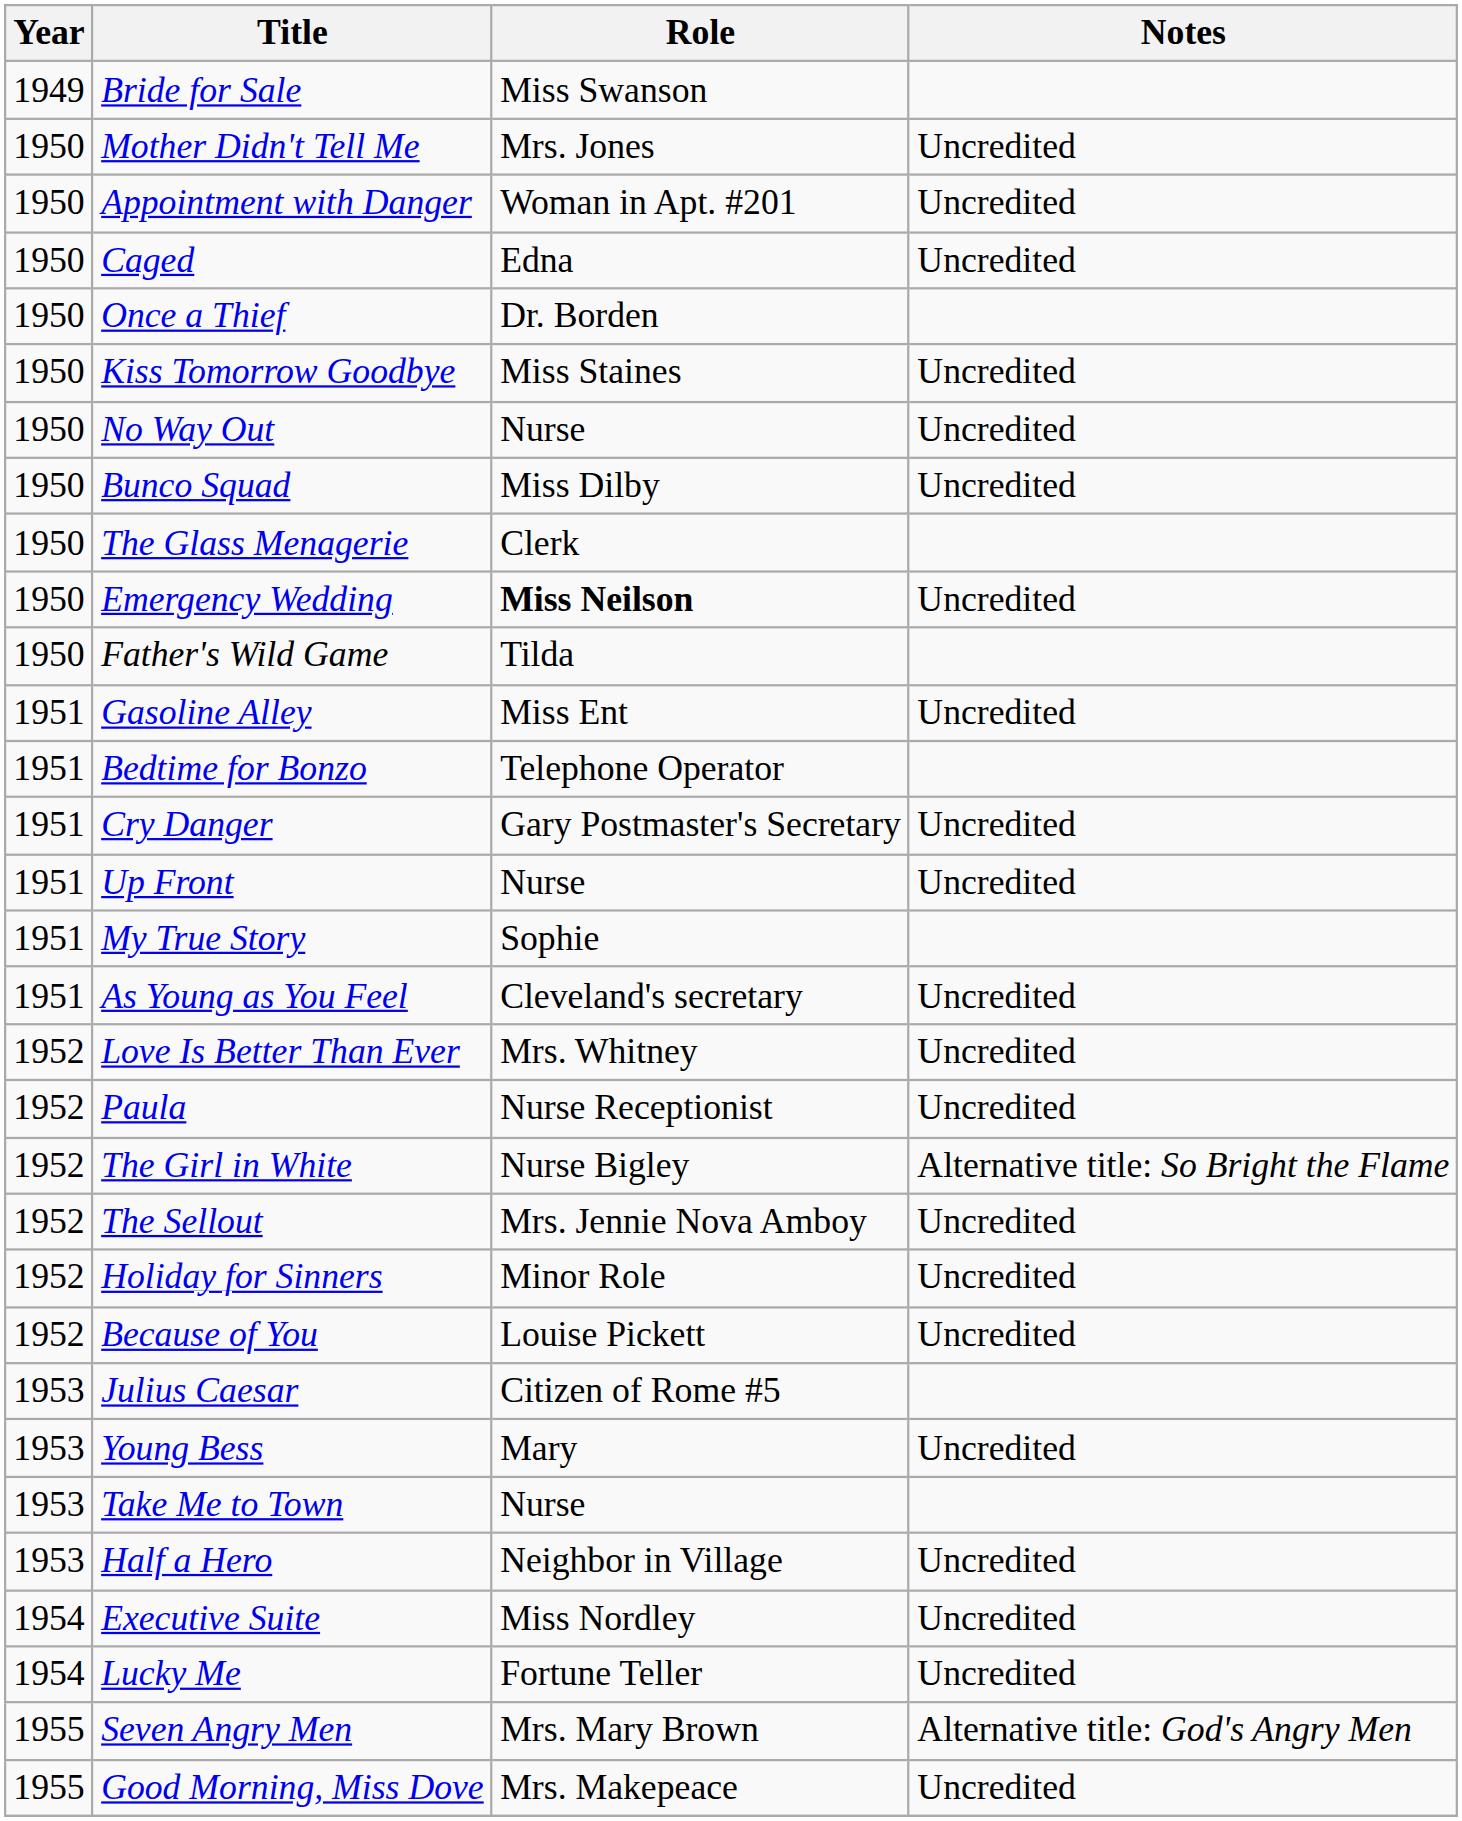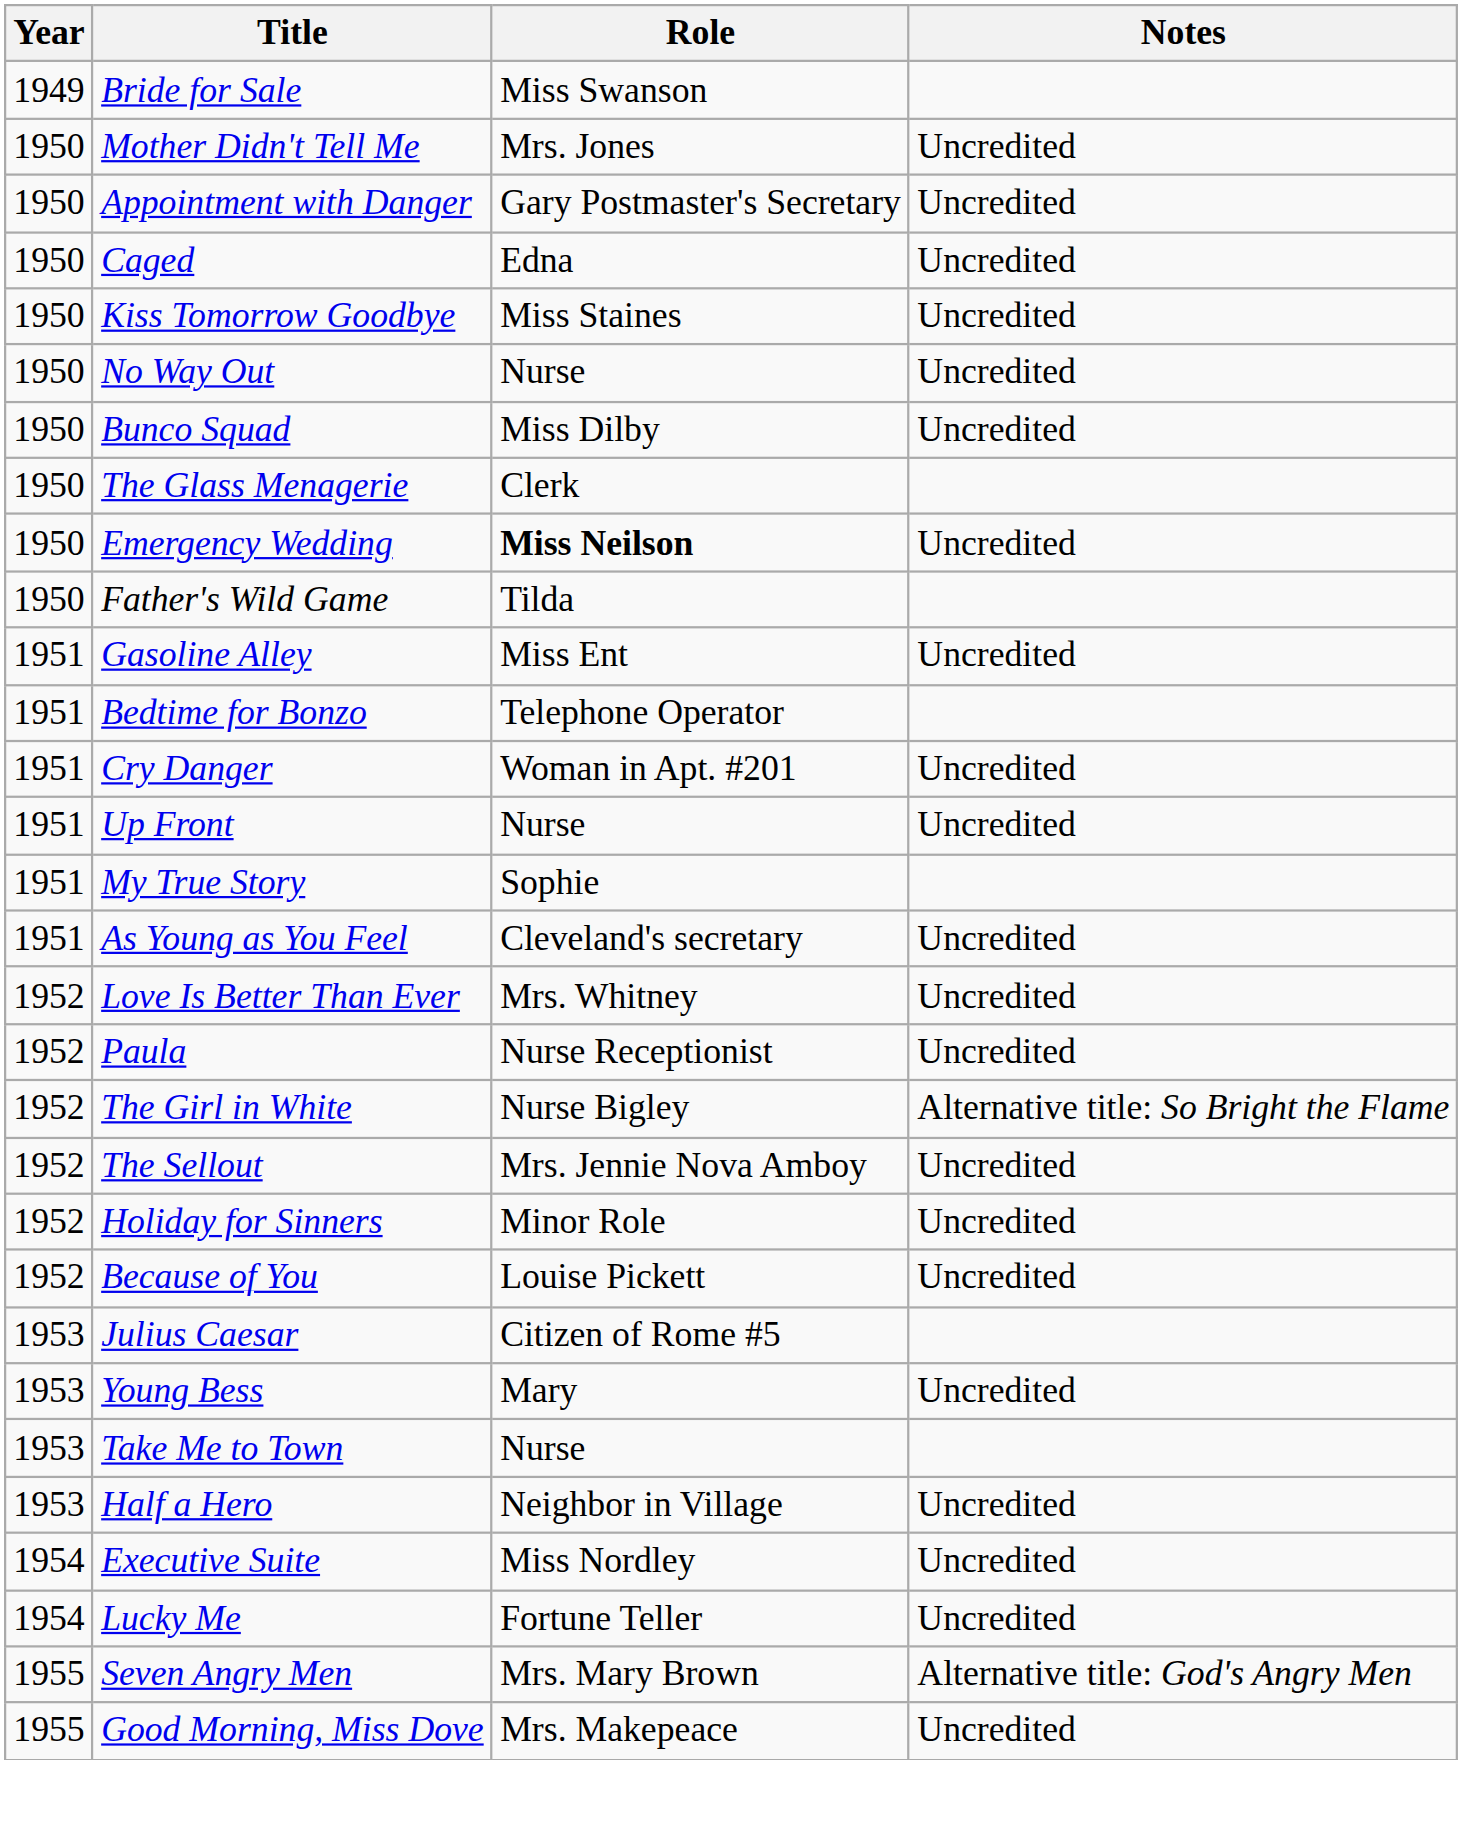(648, 202) Woman in Apt. #201 -> (701, 202) Gary Postmaster's Secretary
- row: (193, 315)
(701, 825) Gary Postmaster's Secretary -> (648, 768) Woman in Apt. #201
